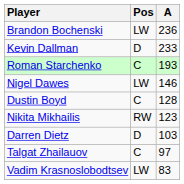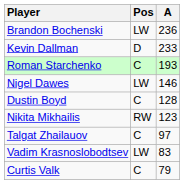- row: (38, 135)
+ row: (33, 170)
